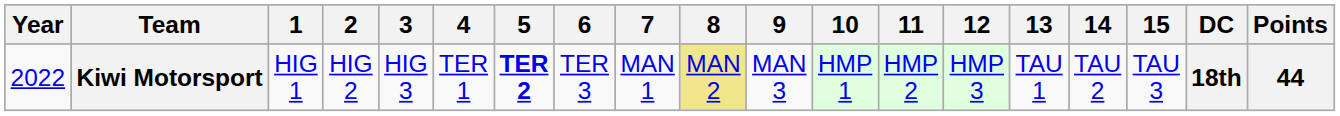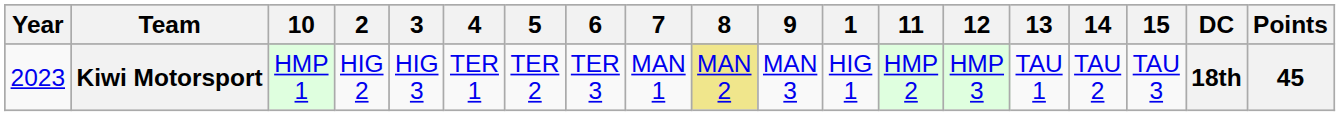columns swapped: (296, 25) <-> (845, 25)
(38, 77) 2022 -> (38, 77) 2023
(524, 77) bold -> (535, 77) normal
(1290, 77) 44 -> (1290, 77) 45
